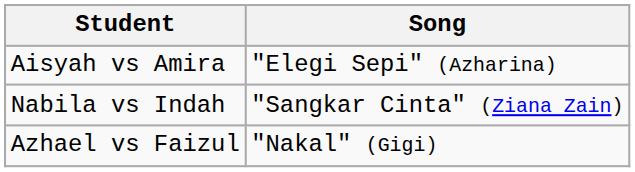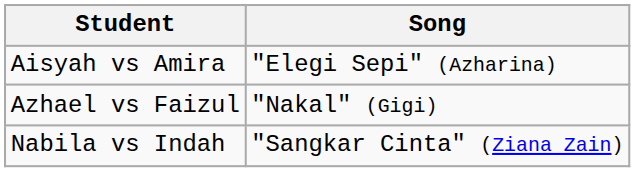rows swapped: (118, 105) <-> (125, 145)
